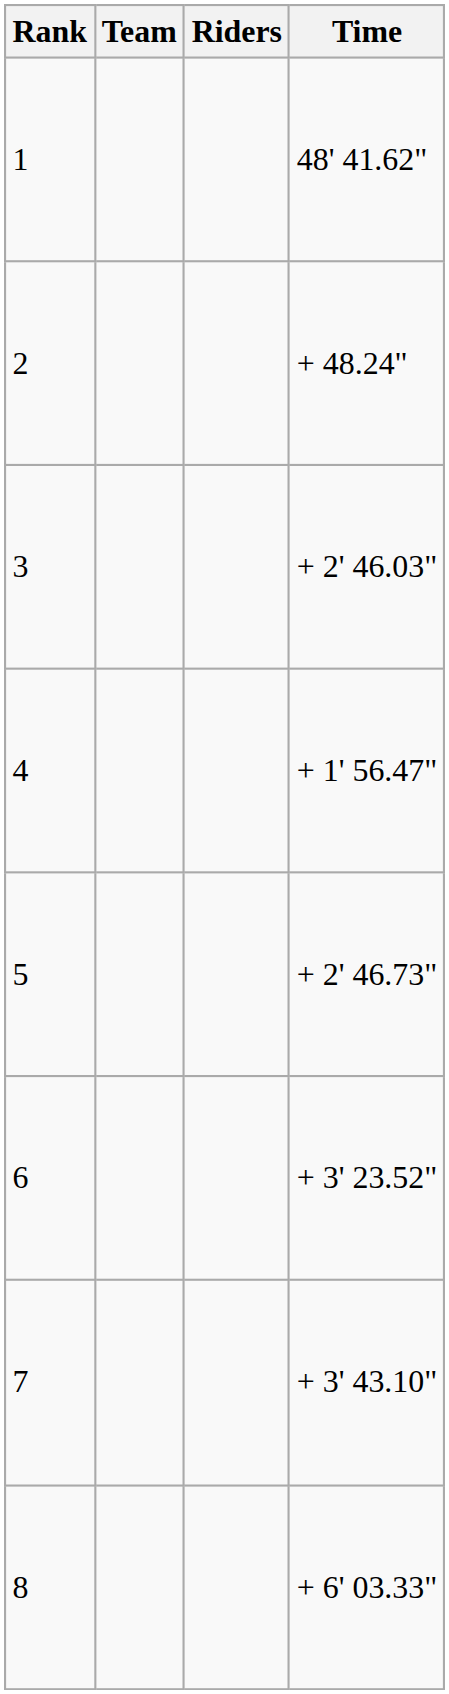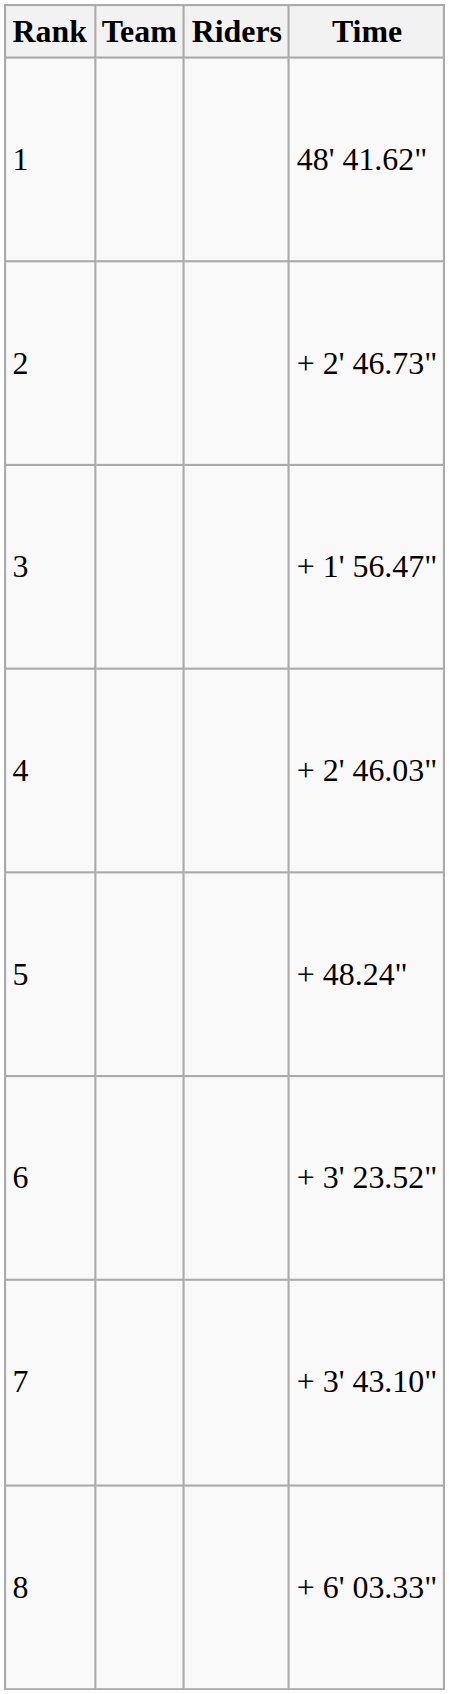(352, 363) + 48.24" -> (367, 363) + 2' 46.73"
(367, 566) + 2' 46.03" -> (367, 566) + 1' 56.47"
(367, 770) + 1' 56.47" -> (367, 770) + 2' 46.03"
(367, 974) + 2' 46.73" -> (352, 974) + 48.24"
